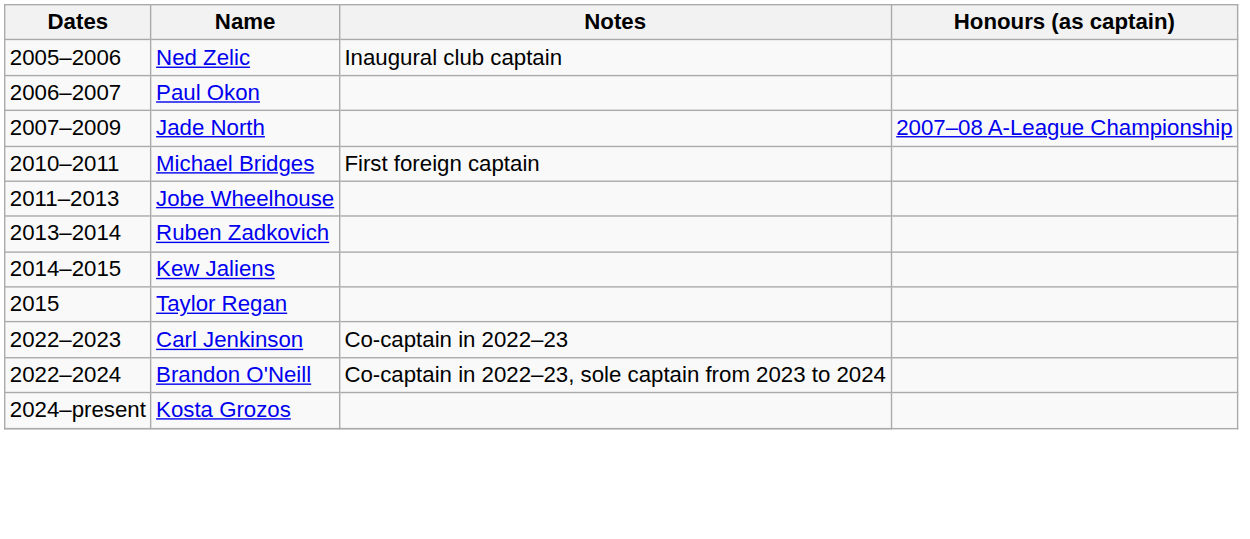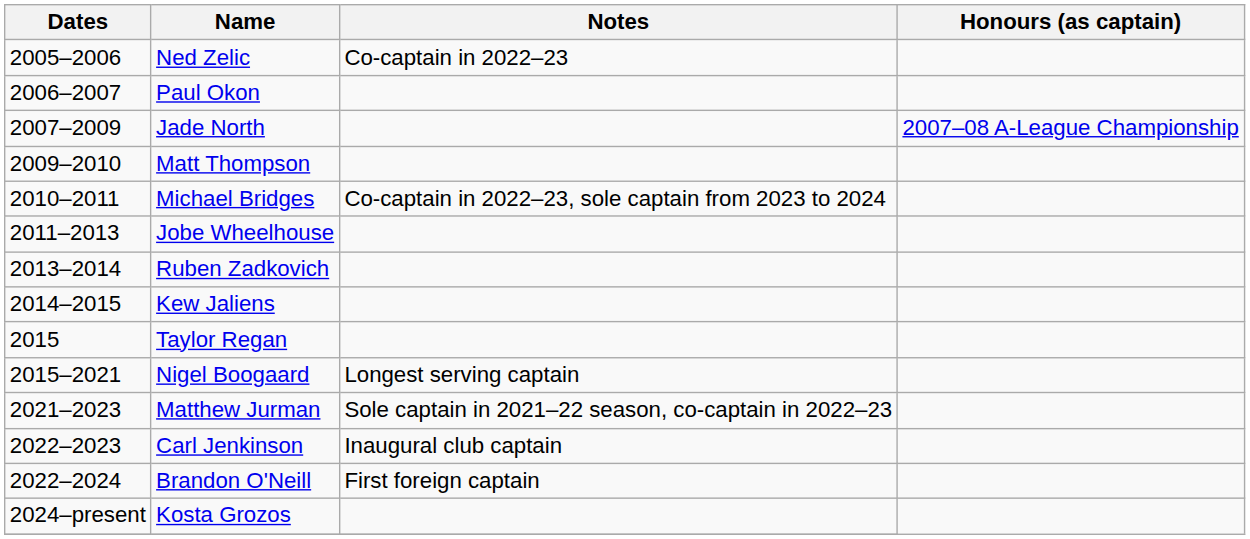(453, 57) Inaugural club captain -> (456, 57) Co-captain in 2022–23
+ row: (233, 163)
(442, 163) First foreign captain -> (615, 198) Co-captain in 2022–23, sole captain from 2023 to 2024
+ row: (233, 374)
+ row: (238, 410)
(456, 339) Co-captain in 2022–23 -> (453, 445) Inaugural club captain
(615, 374) Co-captain in 2022–23, sole captain from 2023 to 2024 -> (442, 480) First foreign captain
